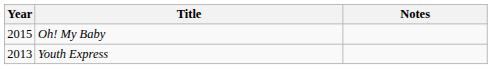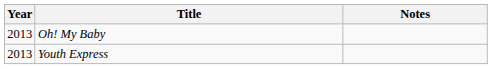(20, 34) 2015 -> (20, 34) 2013
